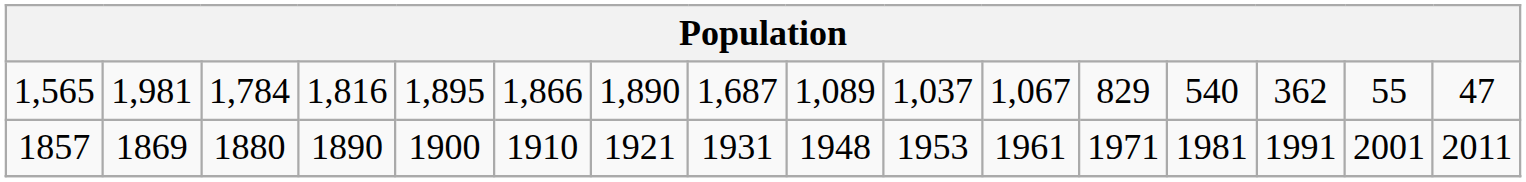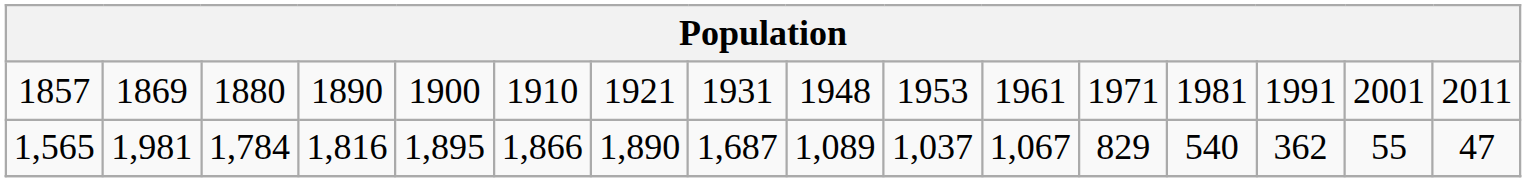rows swapped: (54, 147) <-> (54, 90)
